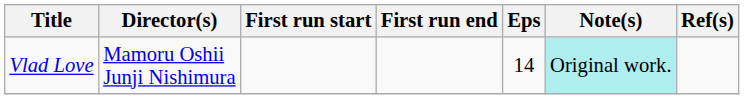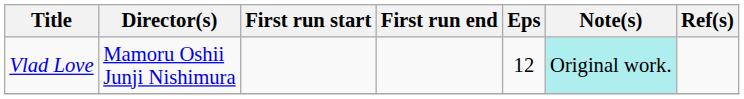(524, 65) 14 -> (524, 65) 12
